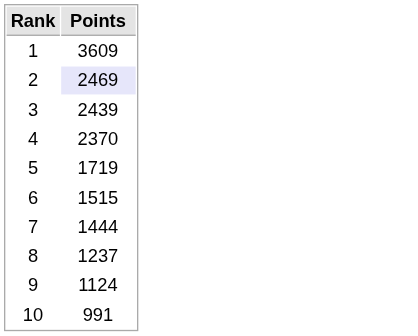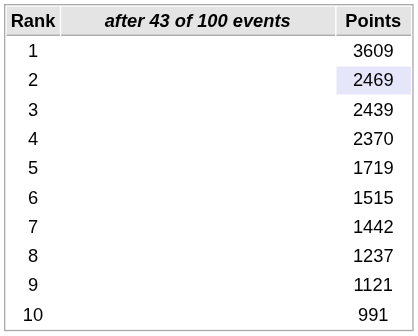+ column: (198, 21)
(98, 227) 1444 -> (373, 227) 1442
(98, 285) 1124 -> (373, 285) 1121
